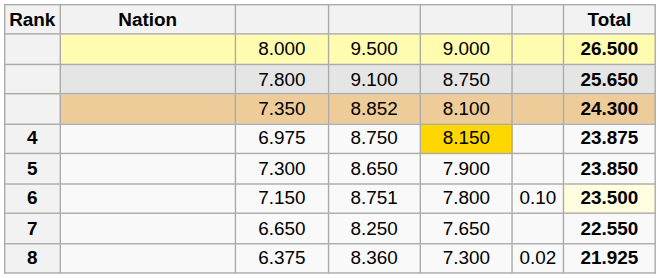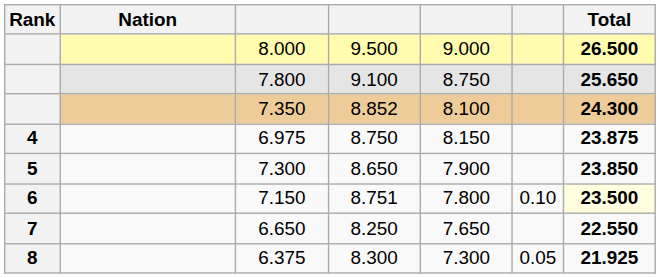(466, 138) gold background -> (466, 138) no background
(374, 258) 8.360 -> (374, 258) 8.300
(538, 258) 0.02 -> (538, 258) 0.05
